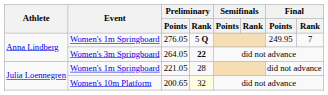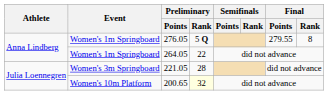(281, 40) 249.95 -> (281, 40) 279.55
(310, 40) 7 -> (310, 40) 8
(115, 54) Women's 3m Springboard -> (115, 54) Women's 1m Springboard
(202, 54) bold -> (202, 54) normal
(115, 69) Women's 1m Springboard -> (115, 69) Women's 3m Springboard
